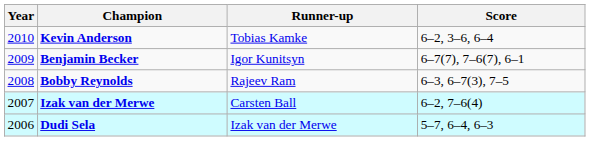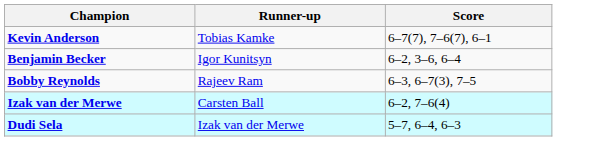- column: (21, 15)
(457, 37) 6–2, 3–6, 6–4 -> (440, 37) 6–7(7), 7–6(7), 6–1
(473, 59) 6–7(7), 7–6(7), 6–1 -> (424, 59) 6–2, 3–6, 6–4
